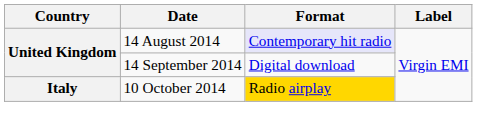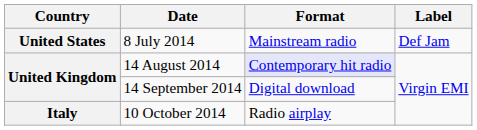+ row: (159, 40)
(290, 88) gold background -> (290, 112) no background
